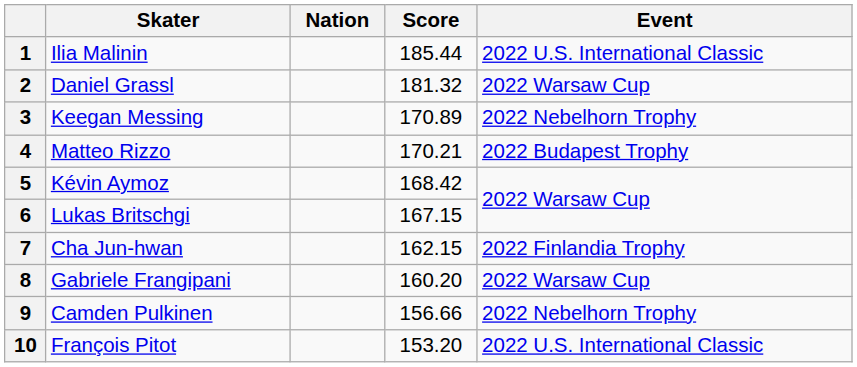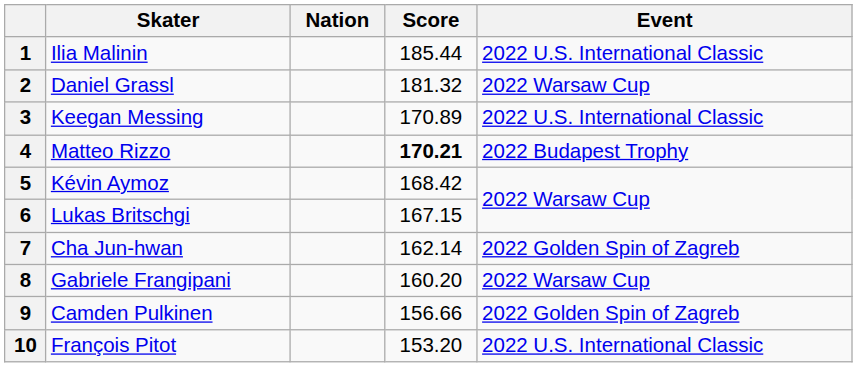(589, 118) 2022 Nebelhorn Trophy -> (623, 118) 2022 U.S. International Classic
(431, 150) normal -> (431, 150) bold
(431, 248) 162.15 -> (431, 248) 162.14
(583, 248) 2022 Finlandia Trophy -> (611, 248) 2022 Golden Spin of Zagreb
(589, 313) 2022 Nebelhorn Trophy -> (611, 313) 2022 Golden Spin of Zagreb
